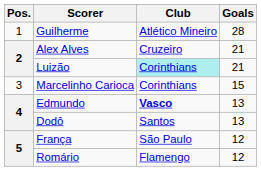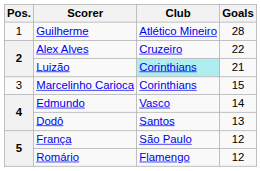(238, 49) 21 -> (238, 49) 22
(156, 103) bold -> (155, 103) normal
(238, 103) 13 -> (238, 103) 14
